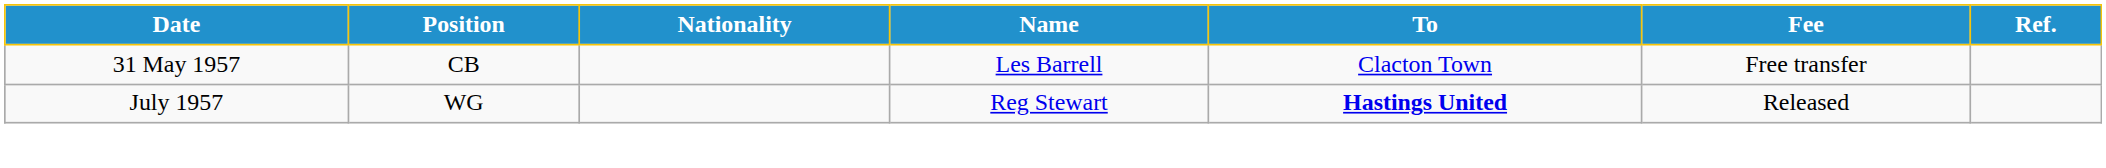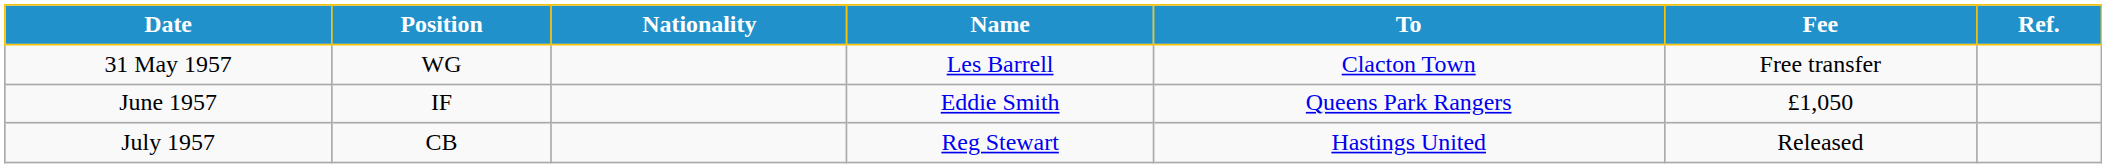(464, 64) CB -> (442, 64) WG
+ row: (168, 103)
(464, 103) WG -> (442, 142) CB
(1425, 103) bold -> (1409, 142) normal
